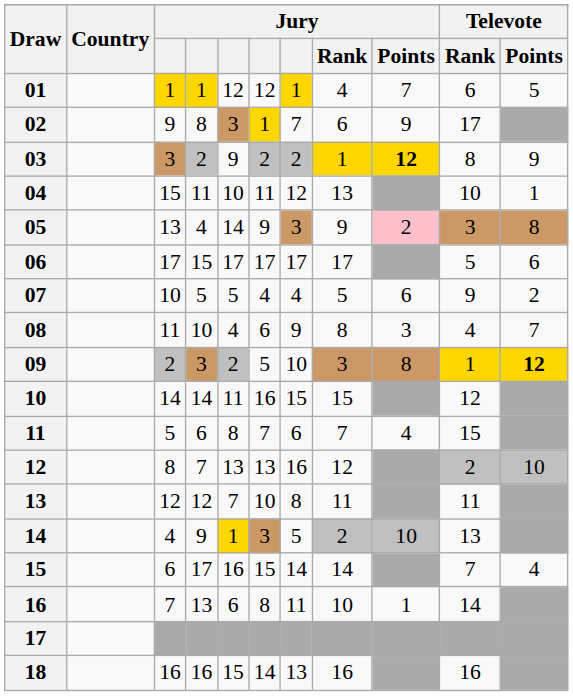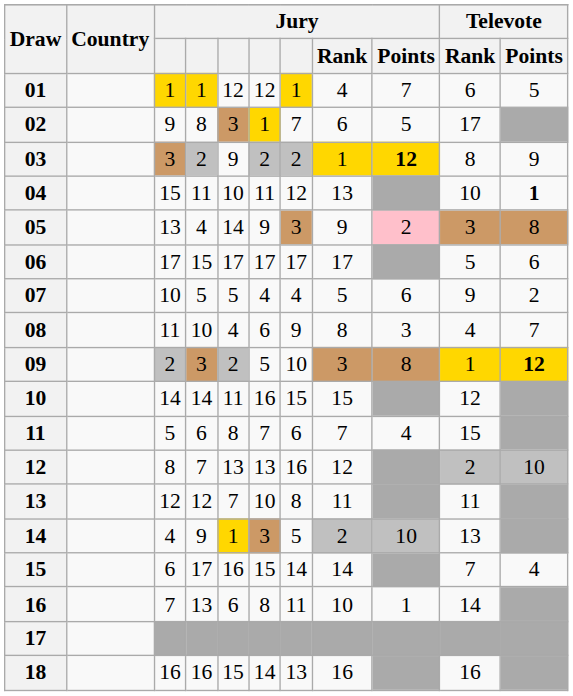(406, 124) 9 -> (406, 124) 5
(534, 192) normal -> (534, 192) bold
